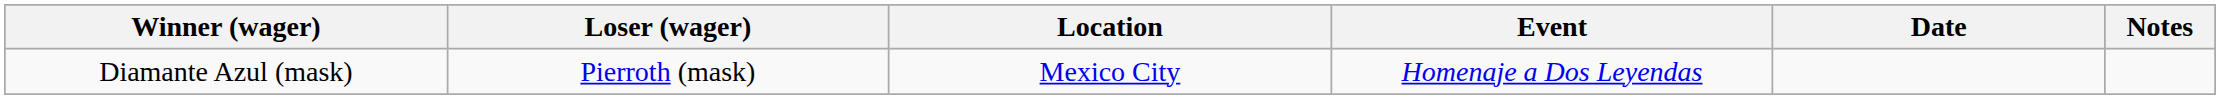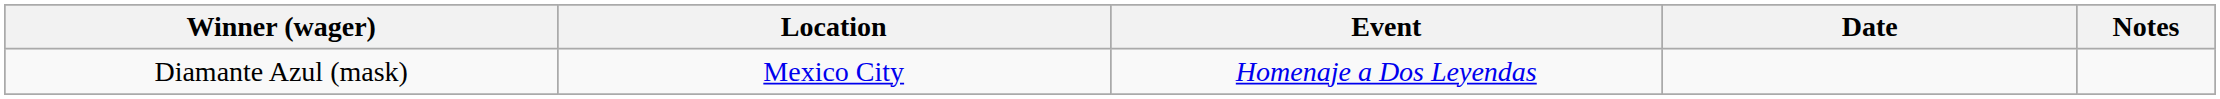- column: (668, 26)
